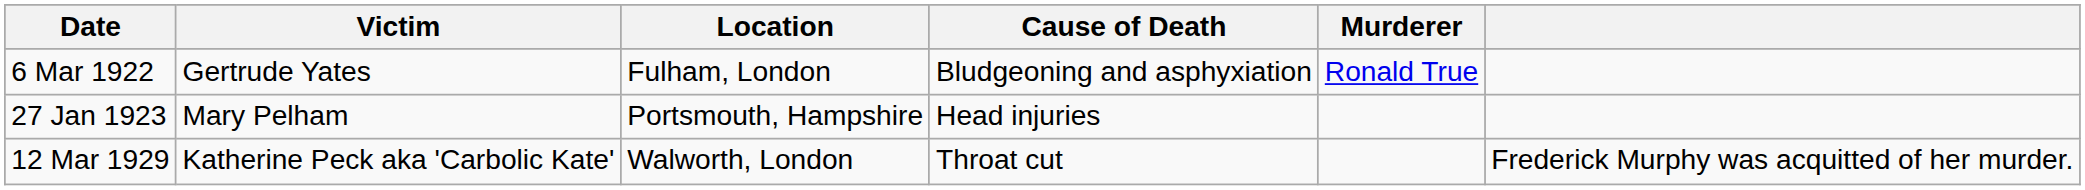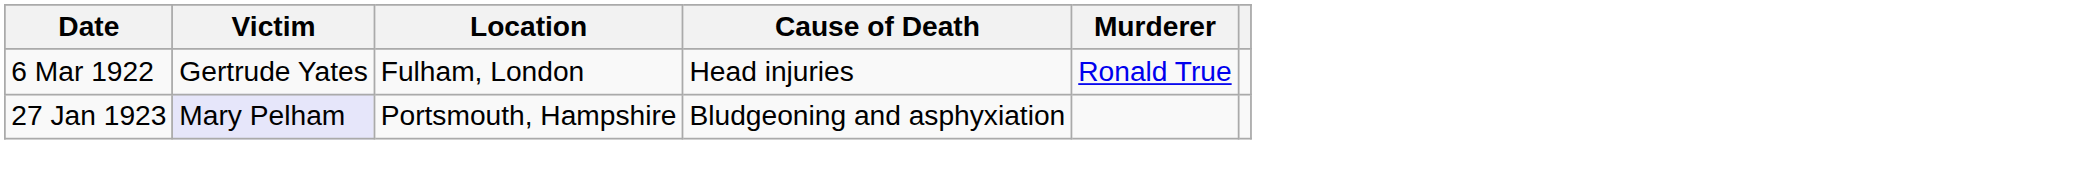(1124, 71) Bludgeoning and asphyxiation -> (772, 71) Head injuries
(265, 116) no background -> (262, 116) lavender background
(1018, 116) Head injuries -> (877, 116) Bludgeoning and asphyxiation
- row: (90, 160)
